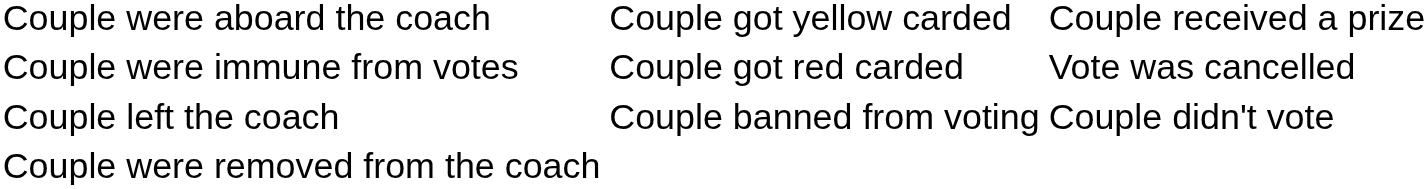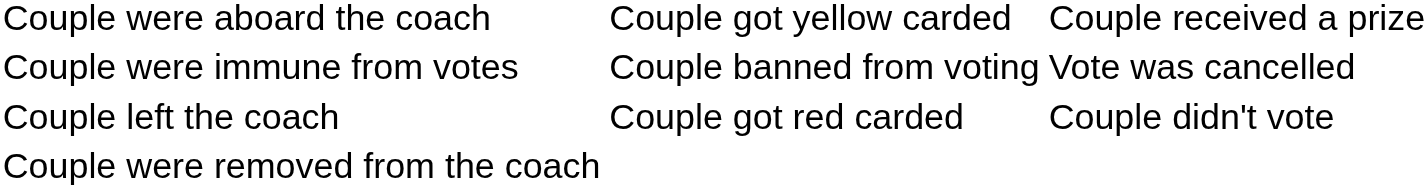(787, 67) Couple got red carded -> (824, 67) Couple banned from voting
(824, 116) Couple banned from voting -> (787, 116) Couple got red carded
